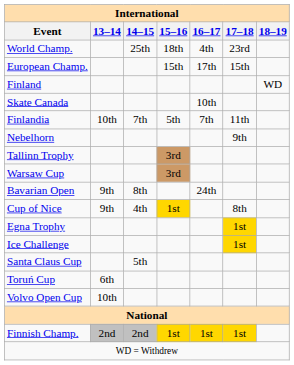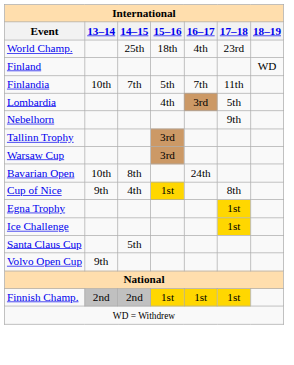- row: (47, 66)
- row: (38, 102)
+ row: (32, 102)
(107, 191) 9th -> (101, 173) 10th
- row: (31, 279)
(107, 297) 10th -> (101, 262) 9th
